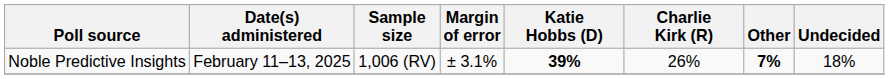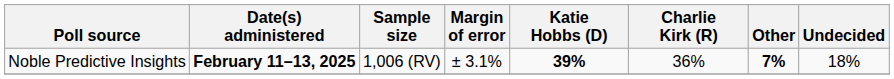(272, 61) normal -> (274, 61) bold
(684, 61) 26% -> (689, 61) 36%
